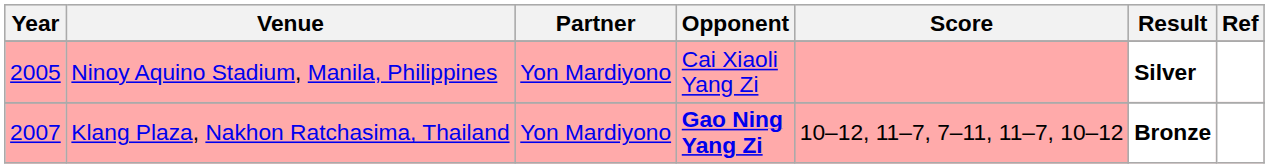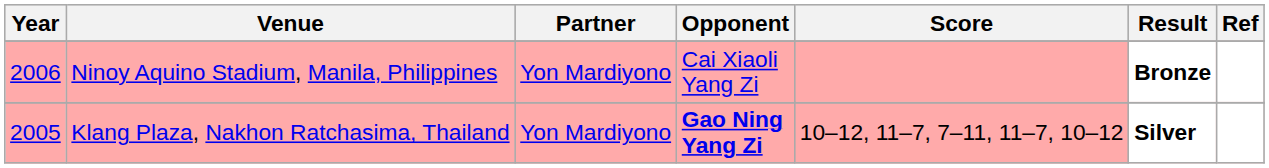(35, 72) 2005 -> (35, 72) 2006
(1165, 72) Silver -> (1173, 72) Bronze
(35, 133) 2007 -> (35, 133) 2005
(1173, 133) Bronze -> (1165, 133) Silver
